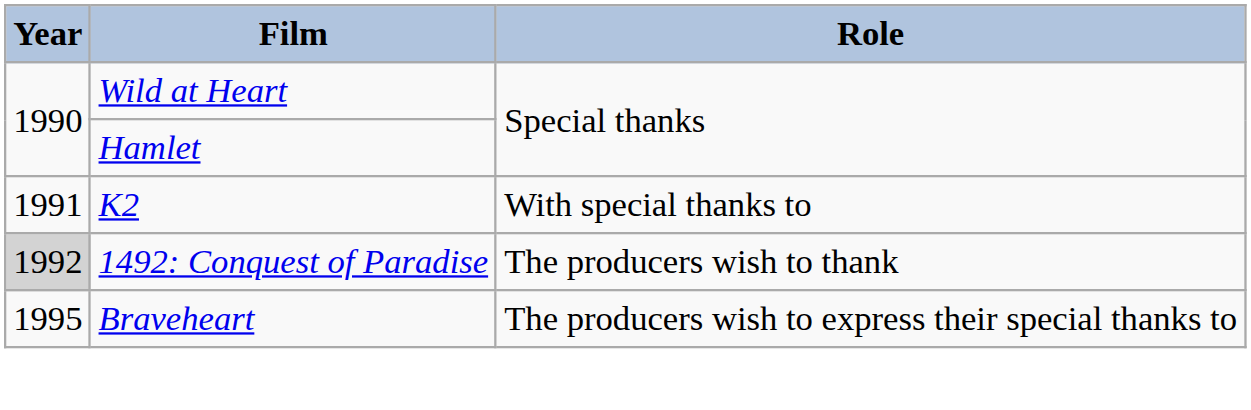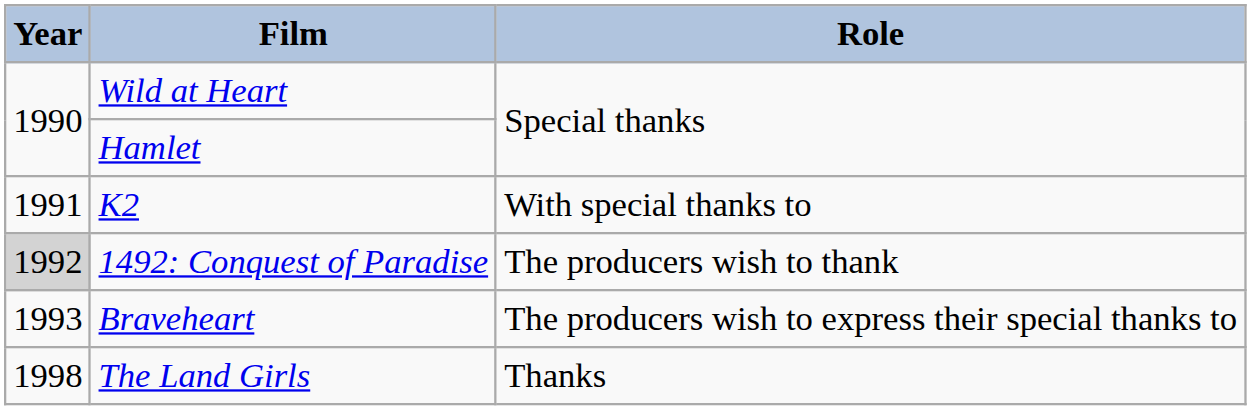(48, 318) 1995 -> (48, 318) 1993
+ row: (204, 376)
